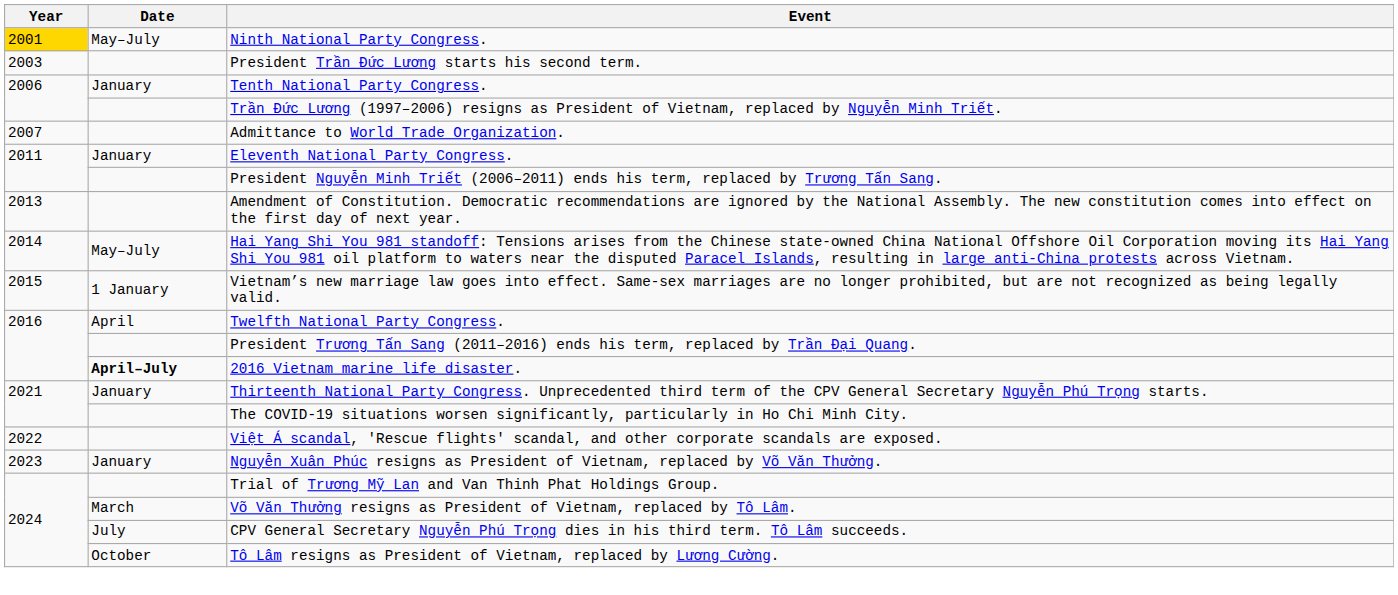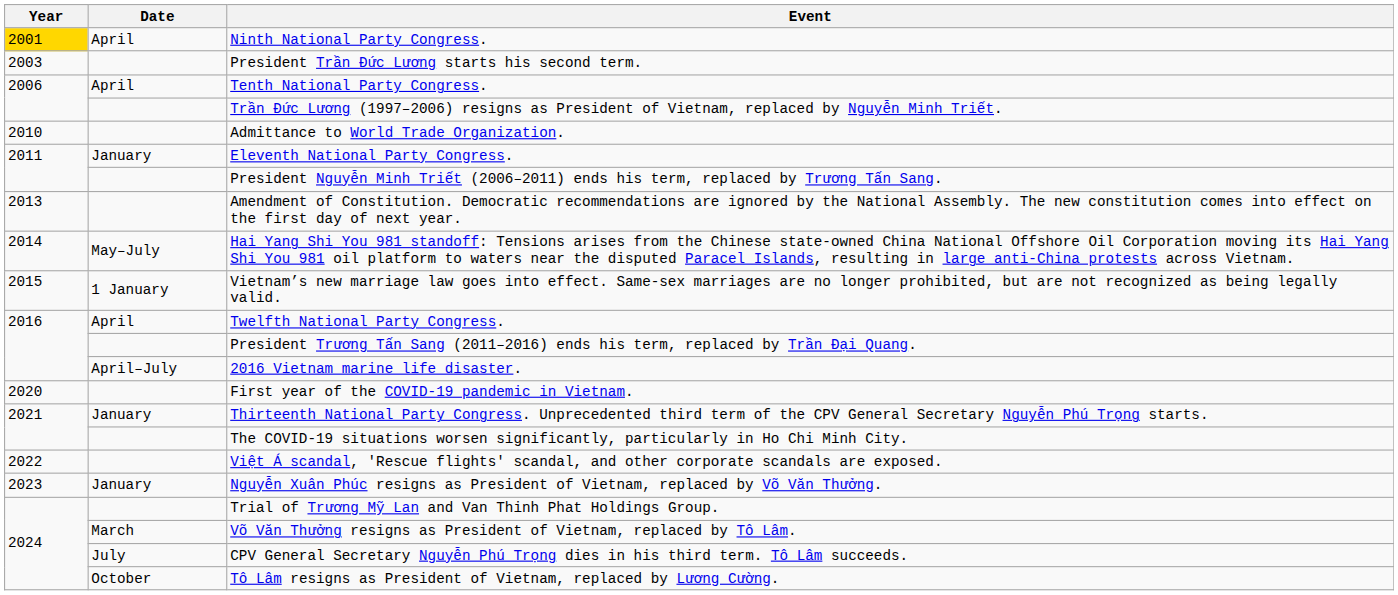(126, 40) May–July -> (113, 40) April
(121, 86) January -> (113, 86) April
(25, 133) 2007 -> (25, 133) 2010
(134, 369) bold -> (134, 369) normal
+ row: (432, 392)
